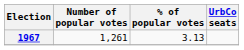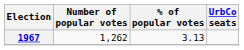(114, 38) 1,261 -> (114, 38) 1,262
